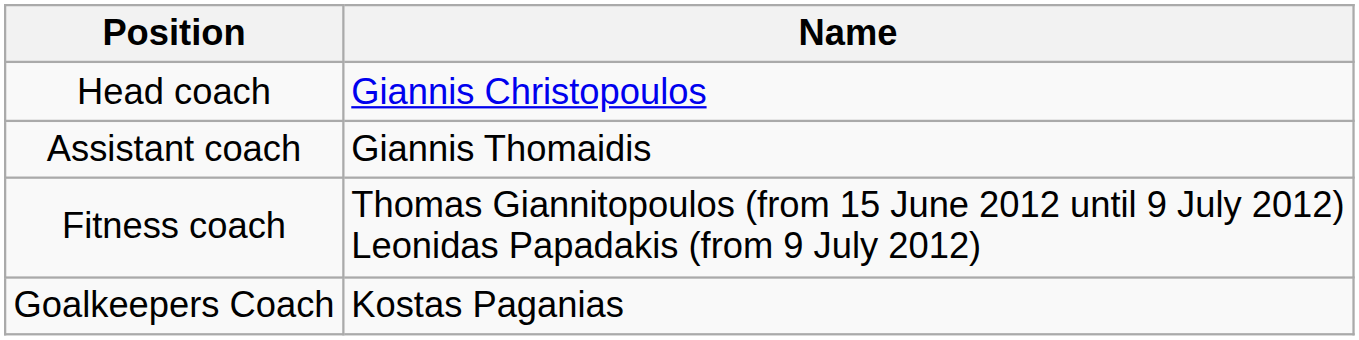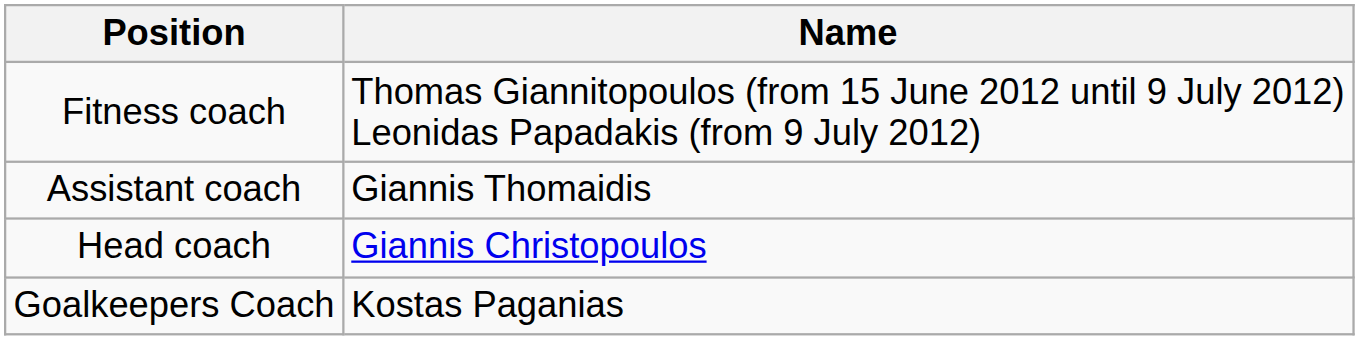rows swapped: (174, 90) <-> (174, 226)
